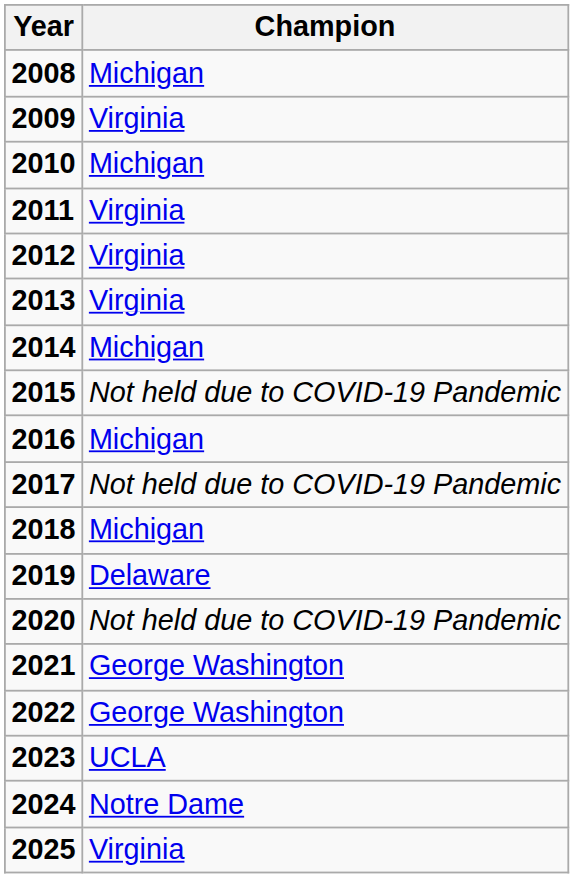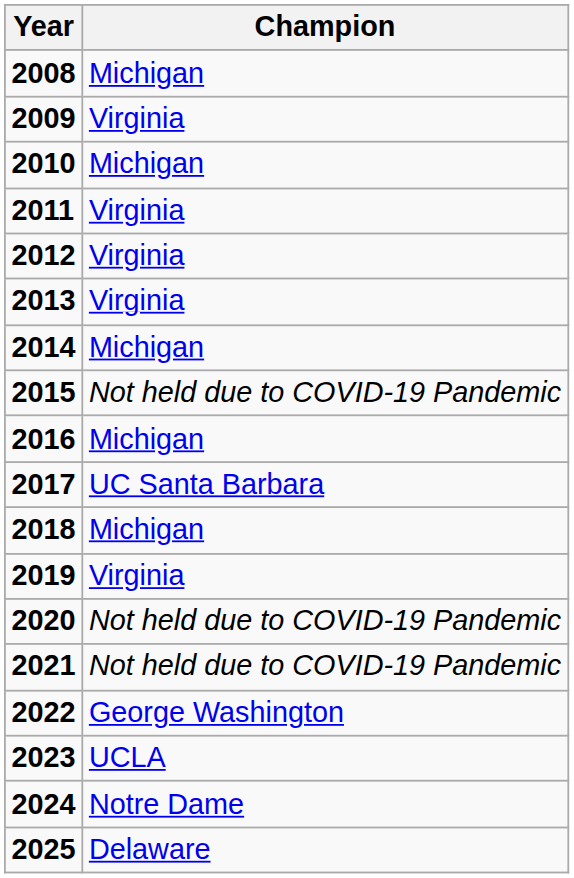(325, 484) Not held due to COVID-19 Pandemic -> (207, 484) UC Santa Barbara
(150, 575) Delaware -> (137, 575) Virginia
(216, 666) George Washington -> (325, 666) Not held due to COVID-19 Pandemic
(137, 849) Virginia -> (150, 849) Delaware
